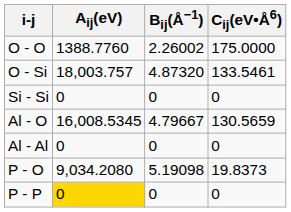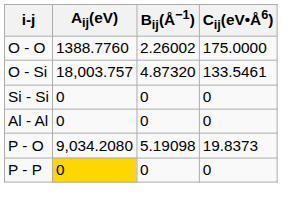- row: (28, 121)
